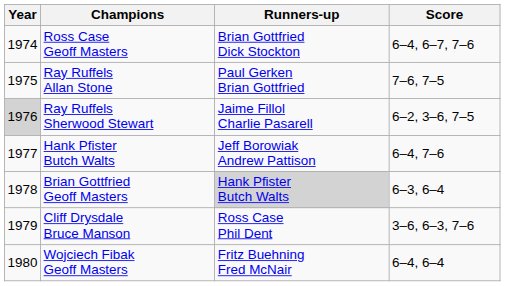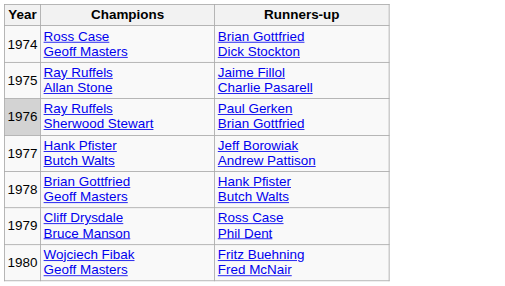- column: (445, 15)
(261, 80) Paul Gerken Brian Gottfried -> (265, 80) Jaime Fillol Charlie Pasarell
(265, 116) Jaime Fillol Charlie Pasarell -> (261, 116) Paul Gerken Brian Gottfried
(254, 189) lightgrey background -> (254, 189) no background
